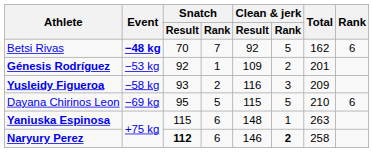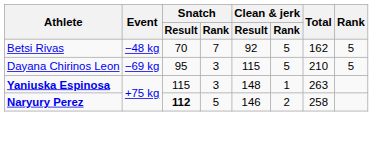(143, 49) bold -> (142, 49) normal
(352, 49) 6 -> (351, 49) 5
- row: (59, 67)
- row: (56, 85)
(217, 103) 5 -> (216, 67) 3
(352, 103) 6 -> (351, 67) 5
(217, 121) 6 -> (216, 85) 3
(217, 139) 6 -> (216, 103) 5
(288, 139) bold -> (287, 103) normal
